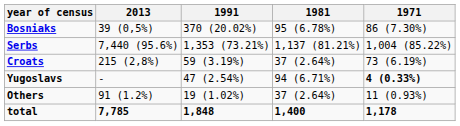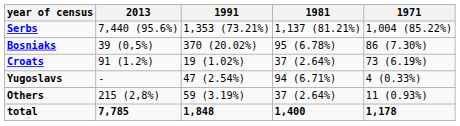rows swapped: (22, 46) <-> (32, 30)
(129, 63) 215 (2,8%) -> (126, 63) 91 (1.2%)
(214, 63) 59 (3.19%) -> (214, 63) 19 (1.02%)
(394, 79) bold -> (394, 79) normal
(126, 96) 91 (1.2%) -> (129, 96) 215 (2,8%)
(214, 96) 19 (1.02%) -> (214, 96) 59 (3.19%)
